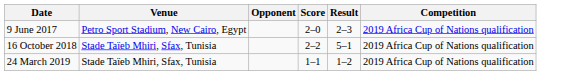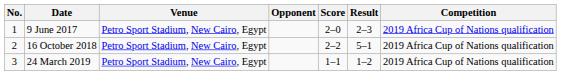+ column: (14, 12)
(149, 45) Stade Taïeb Mhiri, Sfax, Tunisia -> (184, 45) Petro Sport Stadium, New Cairo, Egypt
(149, 62) Stade Taïeb Mhiri, Sfax, Tunisia -> (184, 62) Petro Sport Stadium, New Cairo, Egypt
